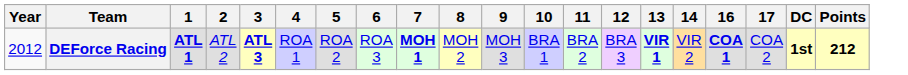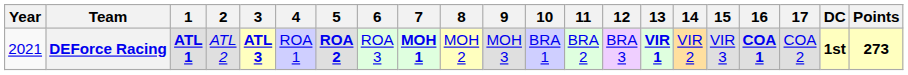+ column: (723, 16)
(25, 49) 2012 -> (25, 49) 2021
(336, 49) normal -> (337, 49) bold
(843, 49) 212 -> (876, 49) 273
